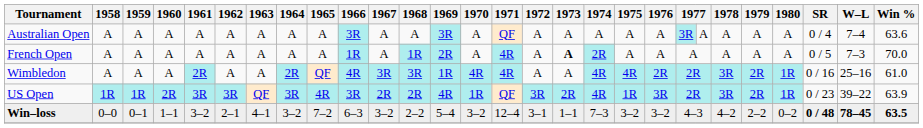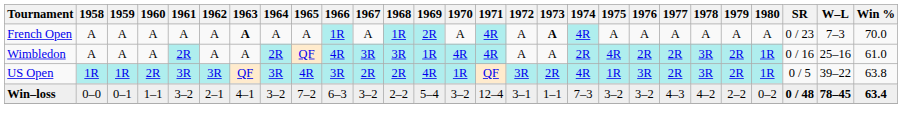- row: (48, 34)
(261, 53) normal -> (245, 34) bold
(599, 53) 2R -> (583, 34) 4R
(820, 53) 0 / 5 -> (800, 34) 0 / 23
(599, 73) 4R -> (583, 53) 2R
(820, 93) 0 / 23 -> (800, 73) 0 / 5
(896, 93) 63.9 -> (876, 73) 63.8
(896, 113) 63.5 -> (876, 93) 63.4
